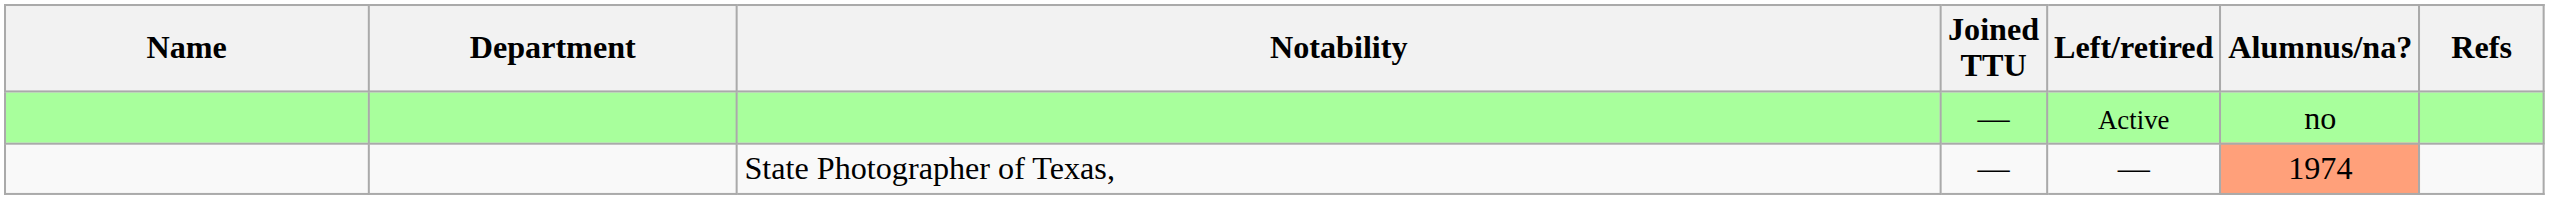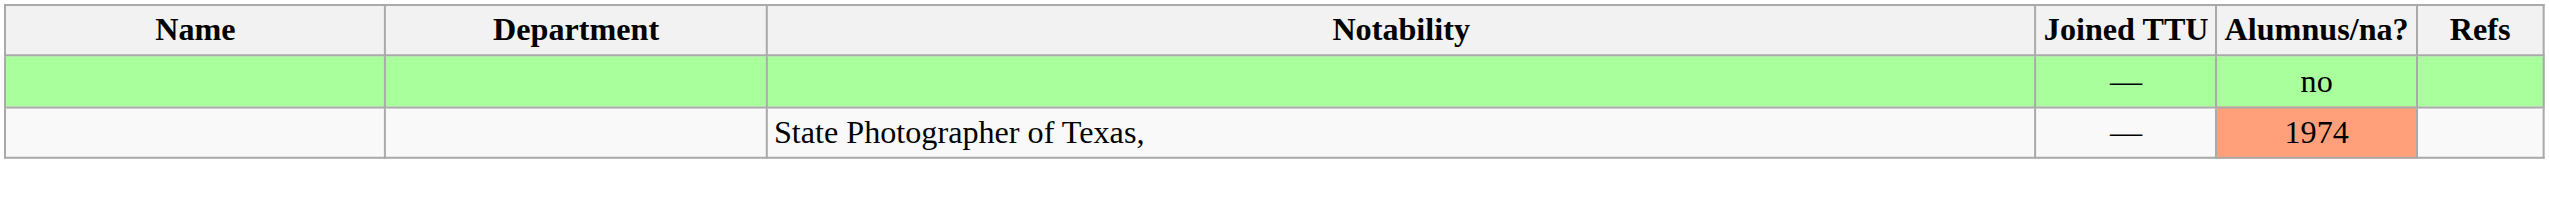- column: (2134, 48)
